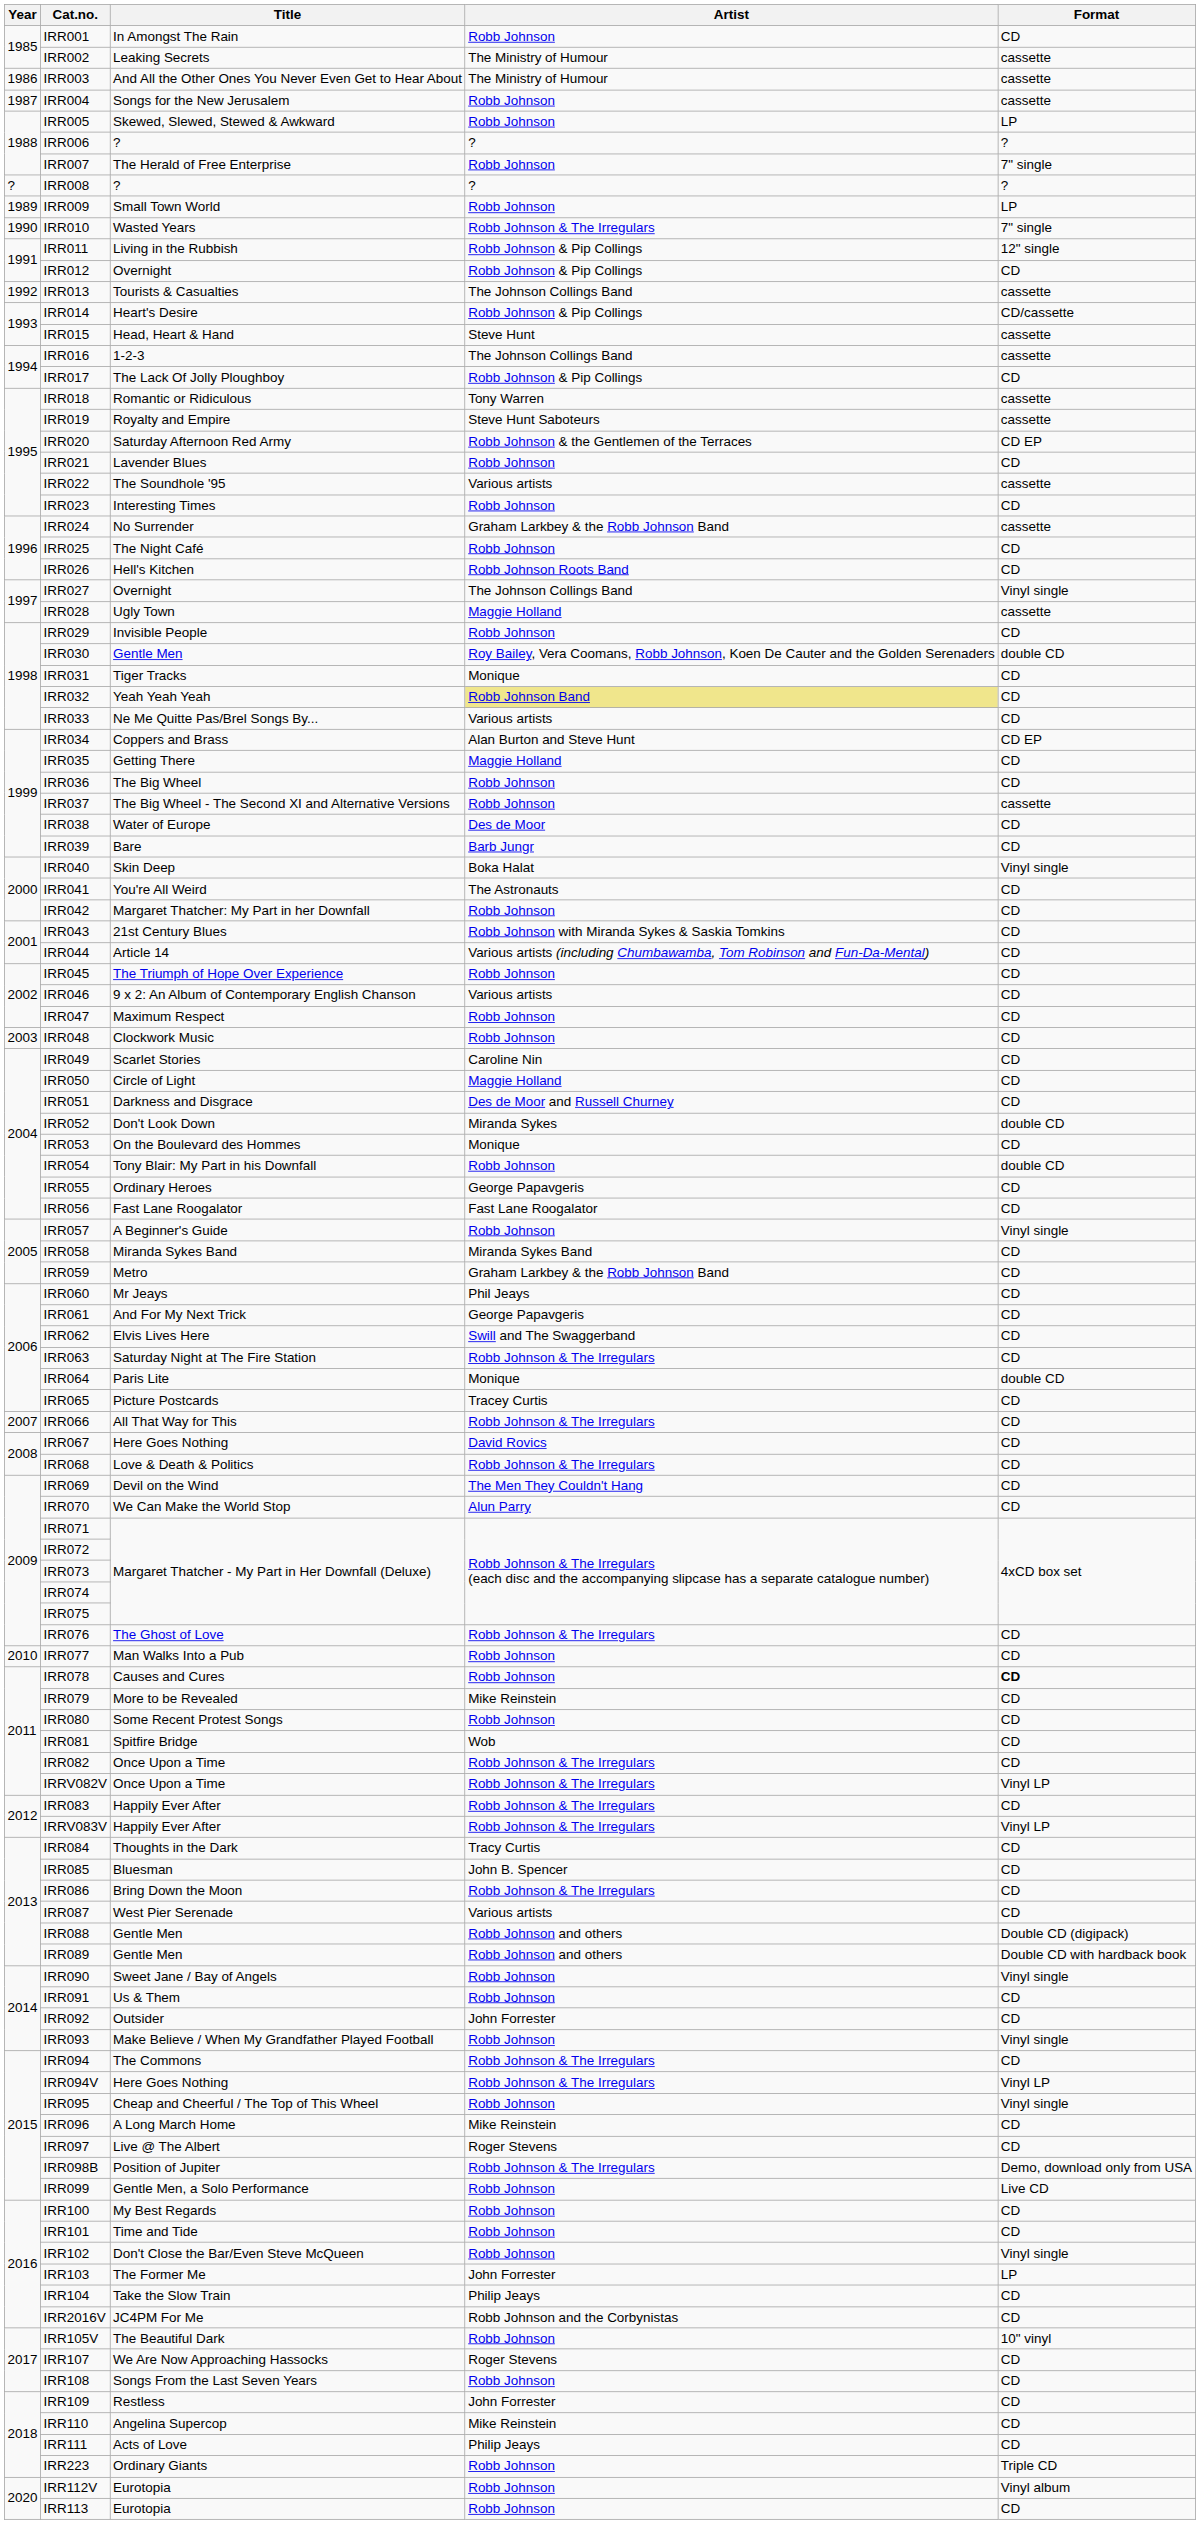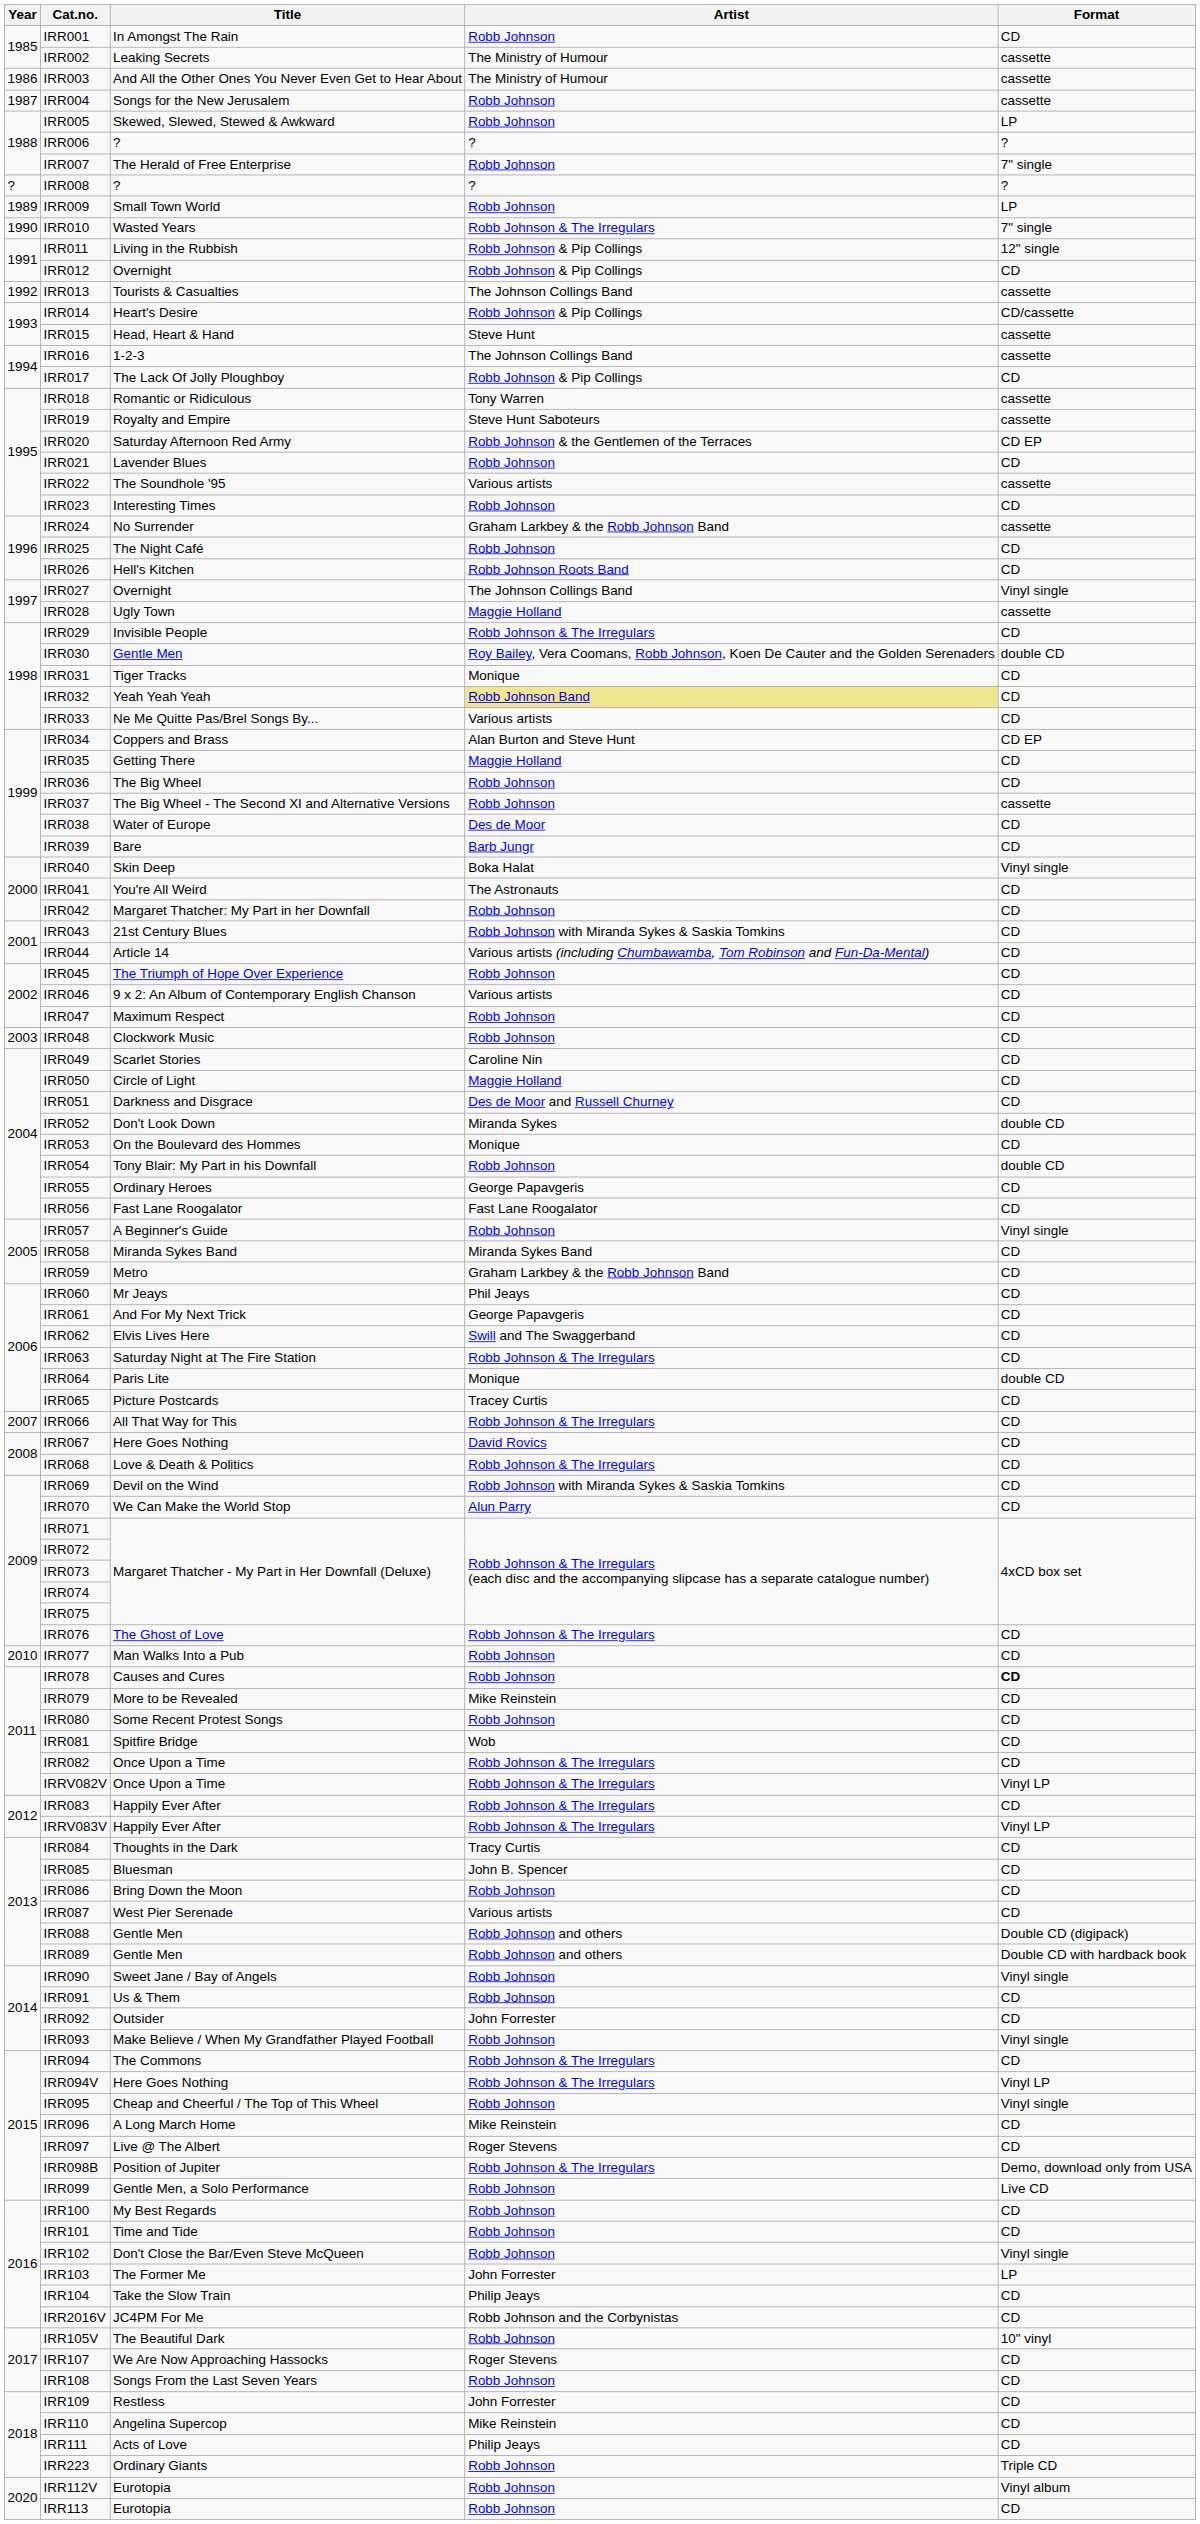(512, 633) Robb Johnson -> (561, 633) Robb Johnson & The Irregulars
(556, 1485) The Men They Couldn't Hang -> (626, 1485) Robb Johnson with Miranda Sykes & Saskia Tomkins
(561, 1890) Robb Johnson & The Irregulars -> (512, 1890) Robb Johnson
